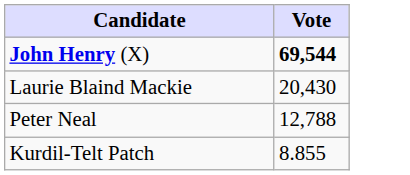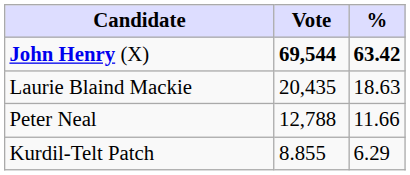+ column: (377, 20)
(308, 86) 20,430 -> (308, 86) 20,435
